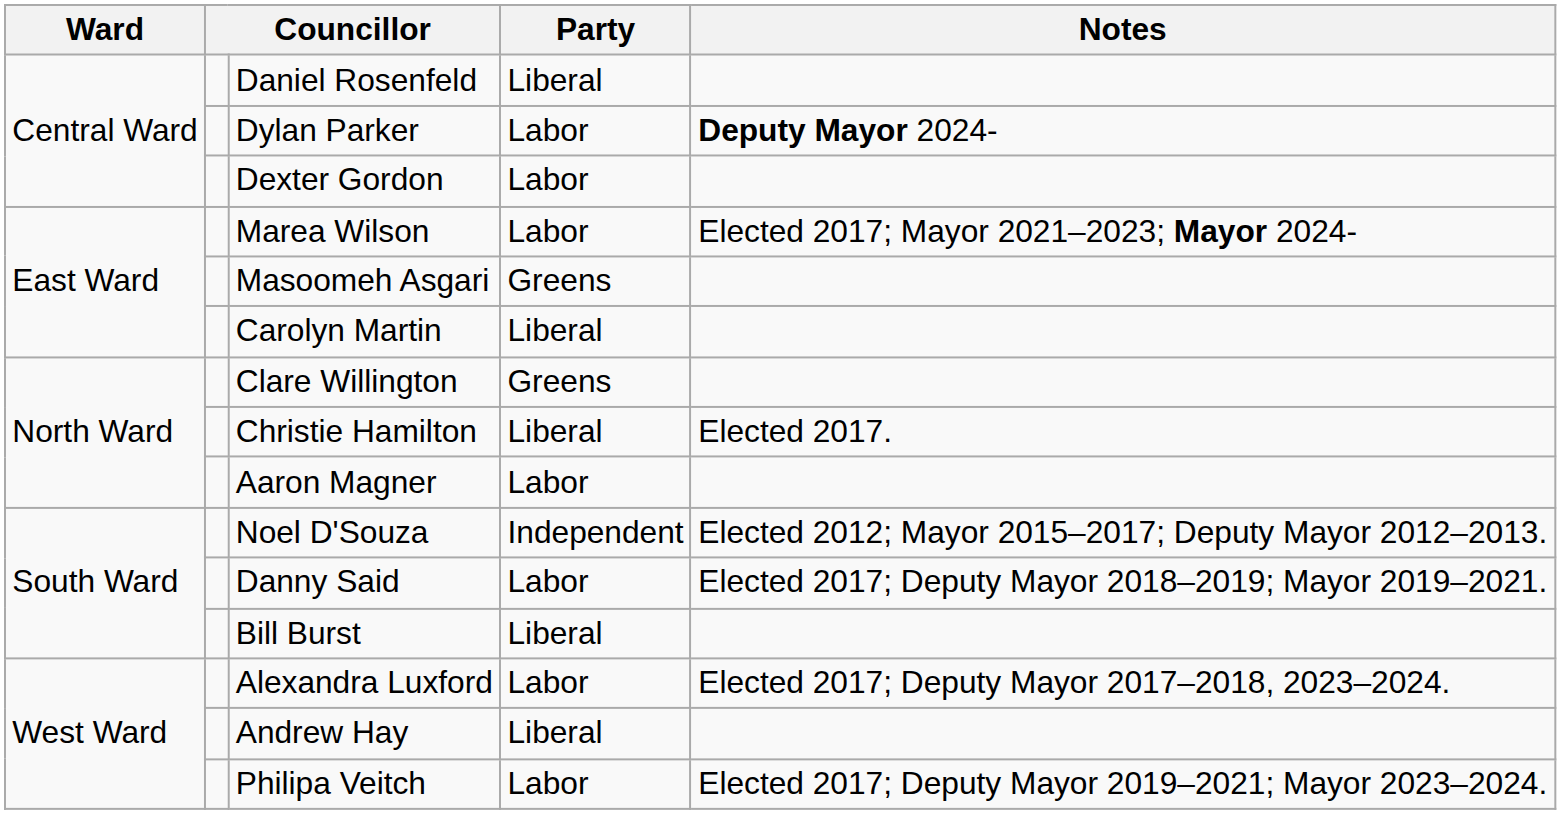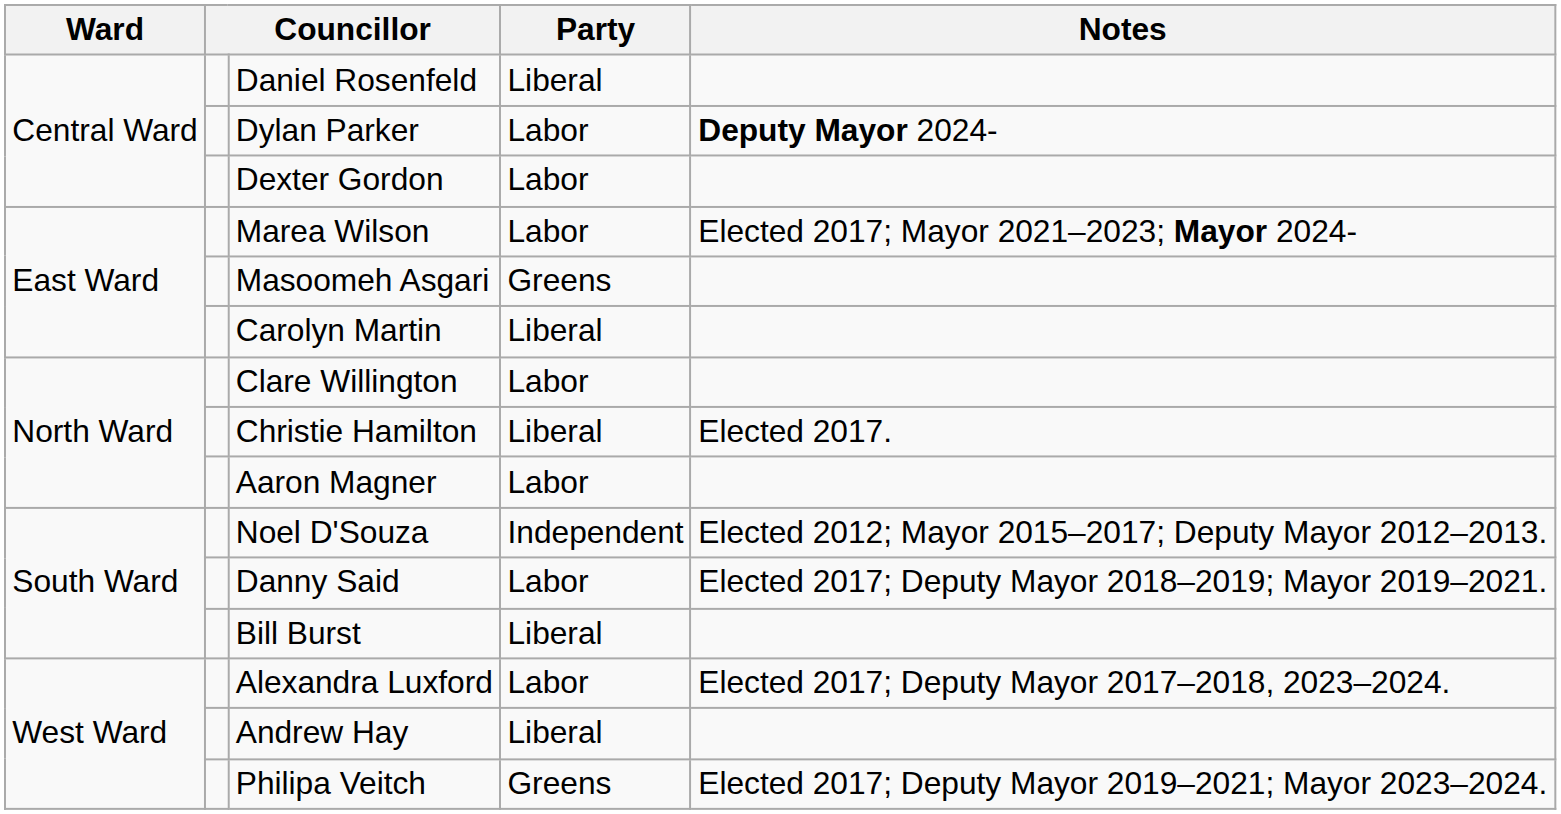(559, 381) Greens -> (548, 381) Labor
(548, 783) Labor -> (559, 783) Greens
